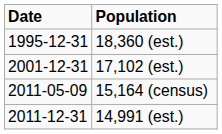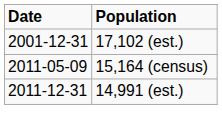- row: (140, 41)
